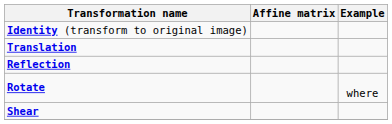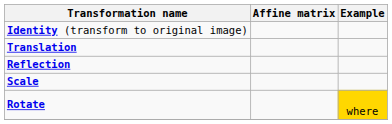+ row: (23, 82)
(362, 94) no background -> (362, 111) gold background
- row: (23, 111)
